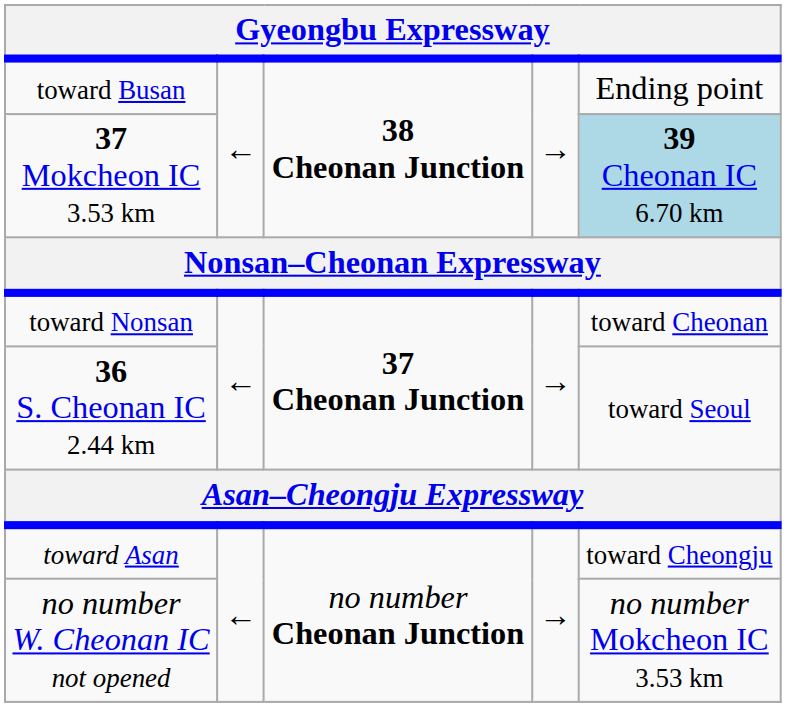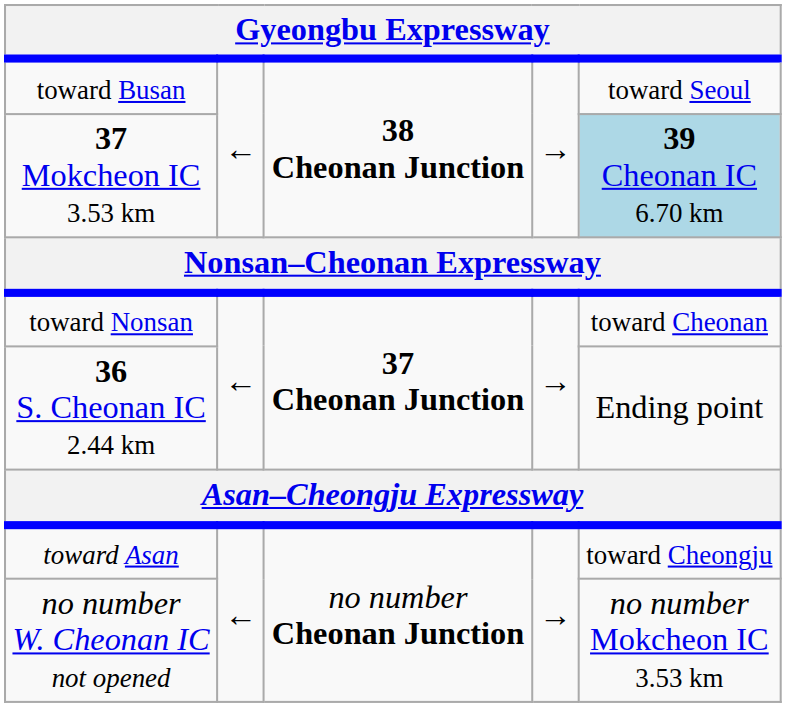(679, 87) Ending point -> (679, 89) toward Seoul
(679, 409) toward Seoul -> (679, 407) Ending point
